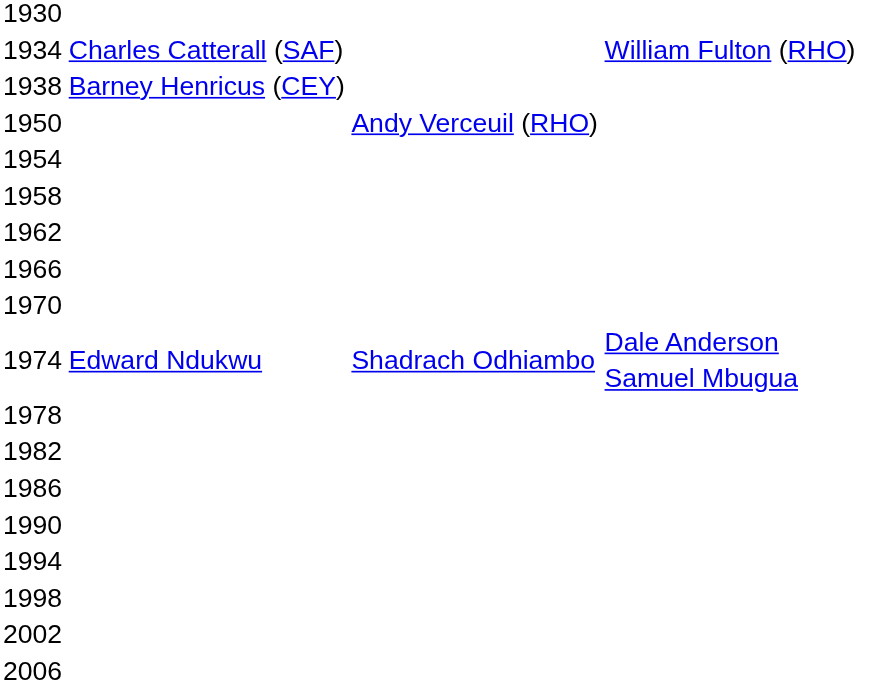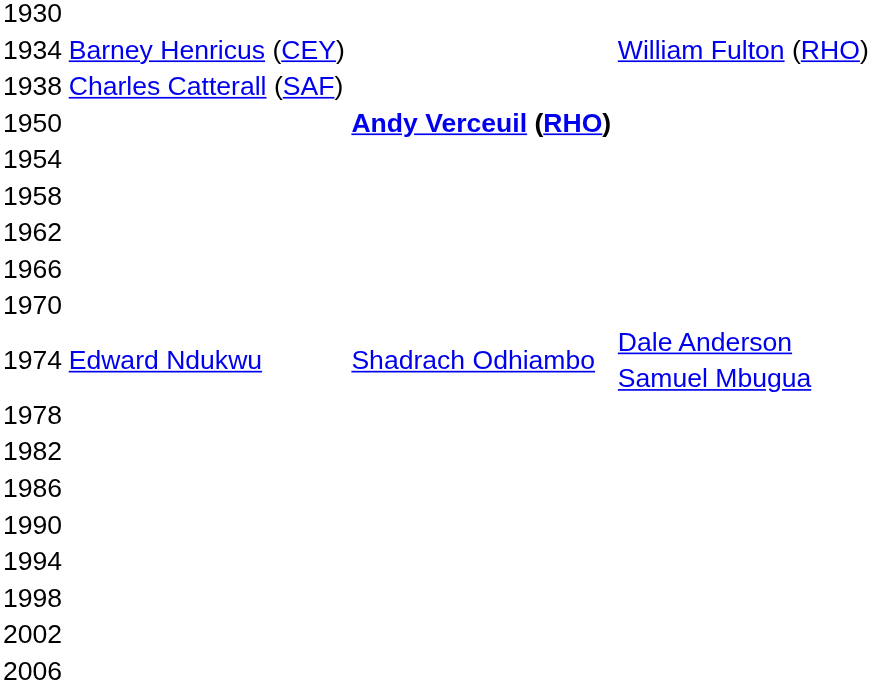(206, 50) Charles Catterall (SAF) -> (207, 50) Barney Henricus (CEY)
(207, 86) Barney Henricus (CEY) -> (206, 86) Charles Catterall (SAF)
(475, 123) normal -> (481, 123) bold
